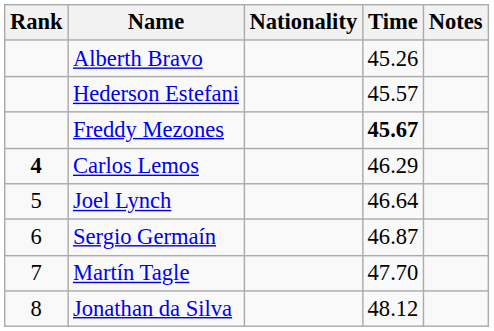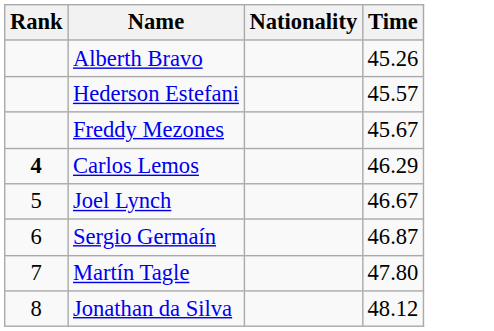- column: (456, 22)
(393, 129) bold -> (393, 129) normal
(393, 201) 46.64 -> (393, 201) 46.67
(393, 272) 47.70 -> (393, 272) 47.80
